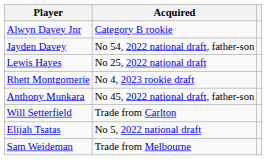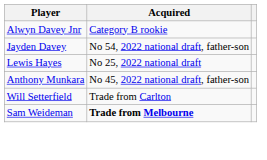- row: (48, 79)
- row: (34, 130)
(143, 146) normal -> (141, 113) bold
